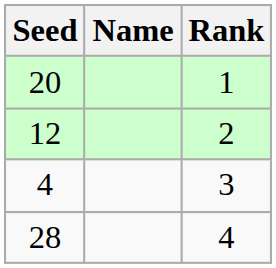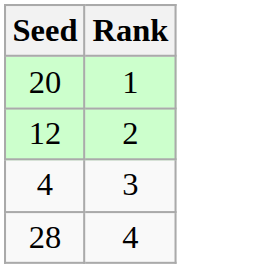- column: (133, 30)
